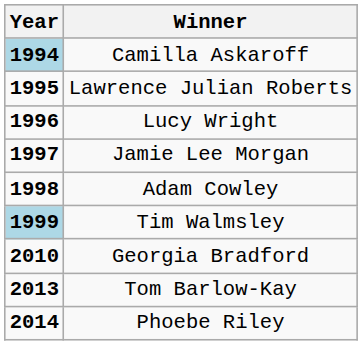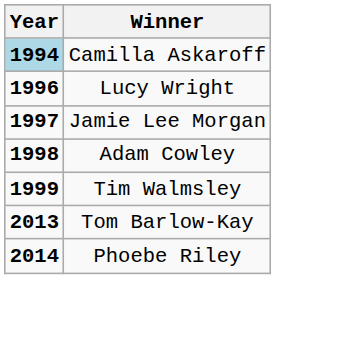- row: (211, 88)
(34, 222) lightblue background -> (34, 189) no background
- row: (211, 256)
